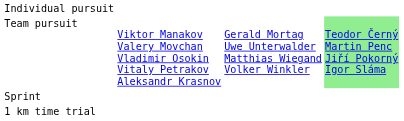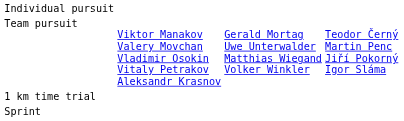(362, 52) lightgreen background -> (362, 52) no background
rows swapped: (23, 96) <-> (50, 111)
